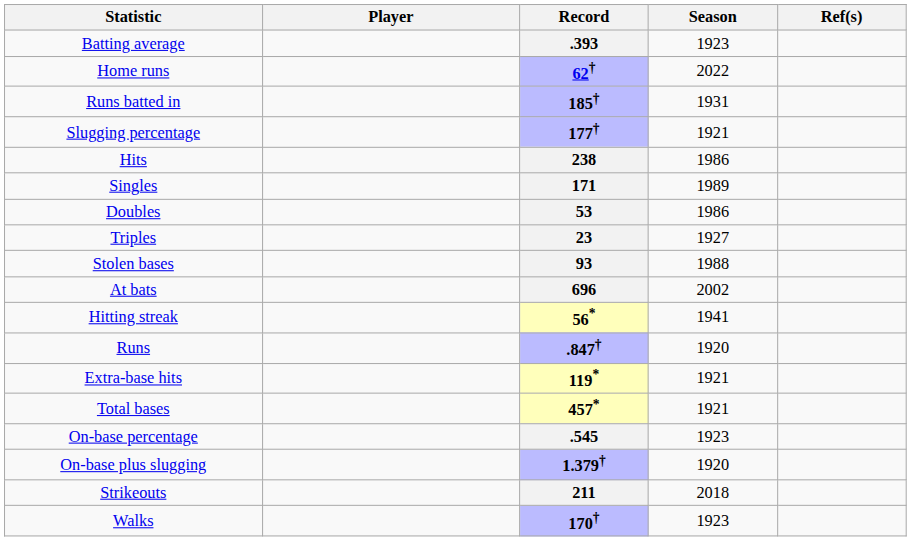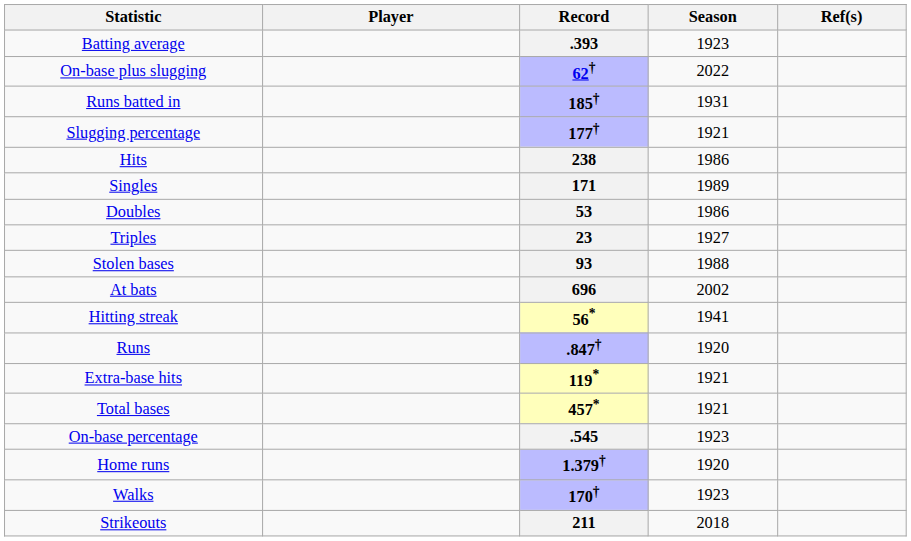(133, 71) Home runs -> (133, 71) On-base plus slugging
(133, 464) On-base plus slugging -> (133, 464) Home runs
rows swapped: (584, 520) <-> (584, 492)
